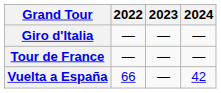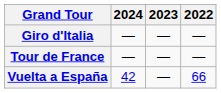columns swapped: (128, 14) <-> (199, 14)
